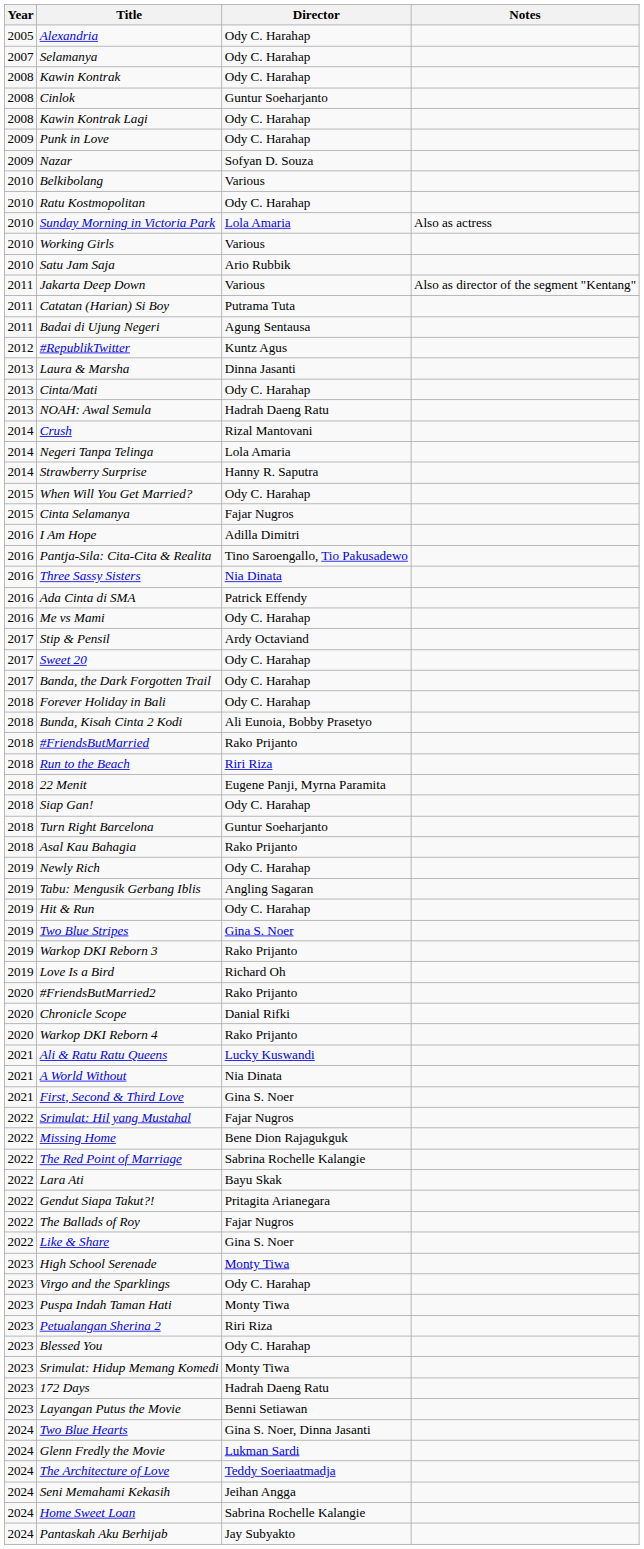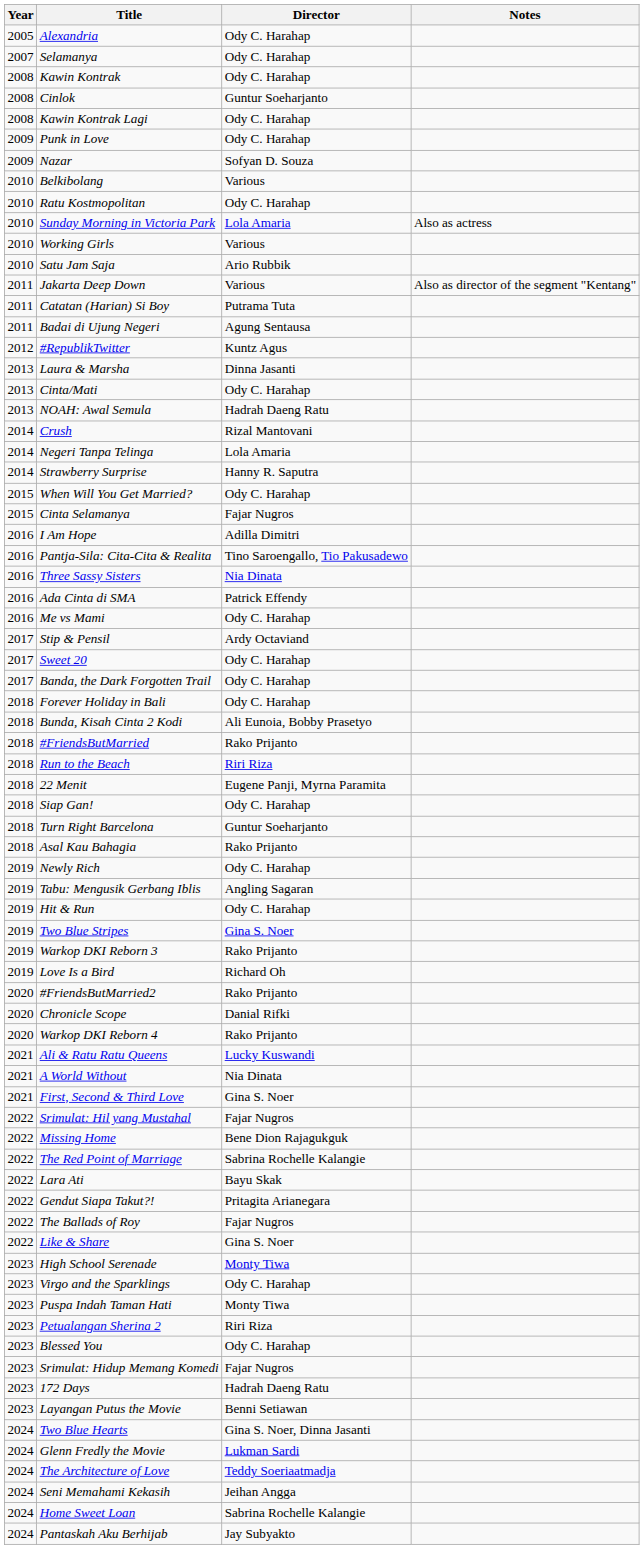(257, 1367) Monty Tiwa -> (259, 1367) Fajar Nugros
